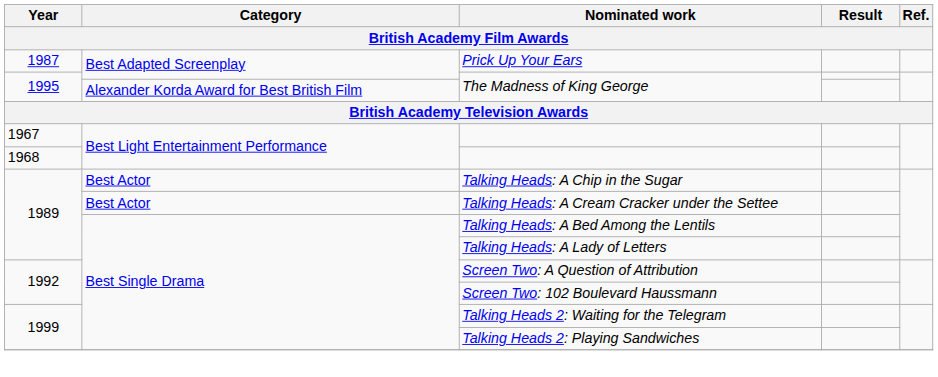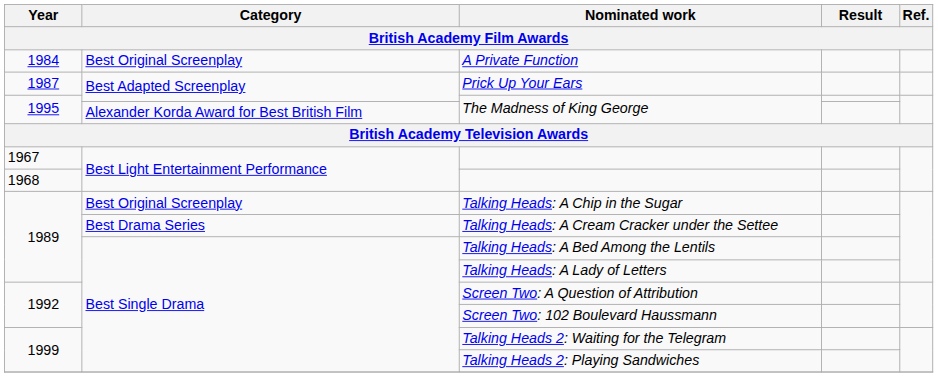+ row: (43, 60)
(118, 180) Best Actor -> (164, 203) Best Original Screenplay
(118, 203) Best Actor -> (145, 225) Best Drama Series
